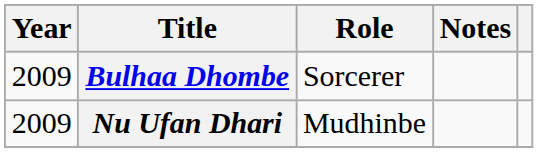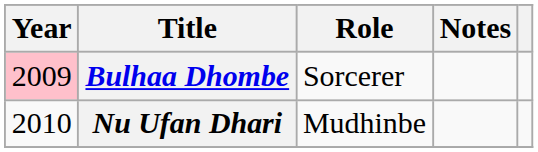(42, 75) no background -> (42, 75) pink background
(42, 123) 2009 -> (42, 123) 2010
